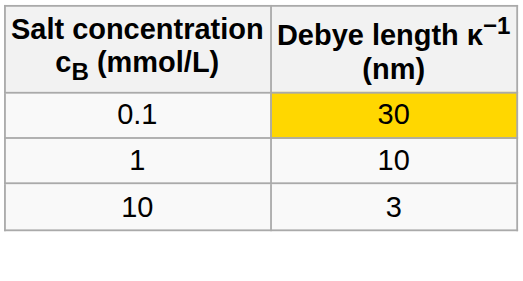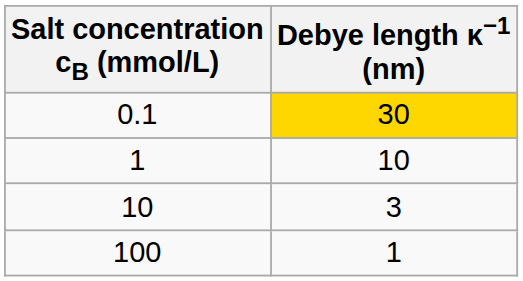+ row: (137, 252)
